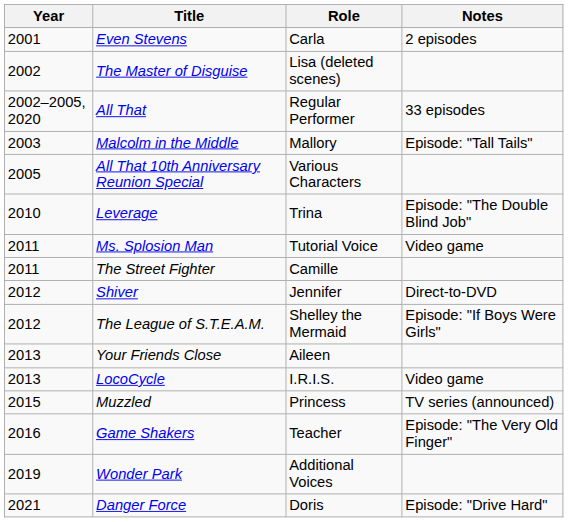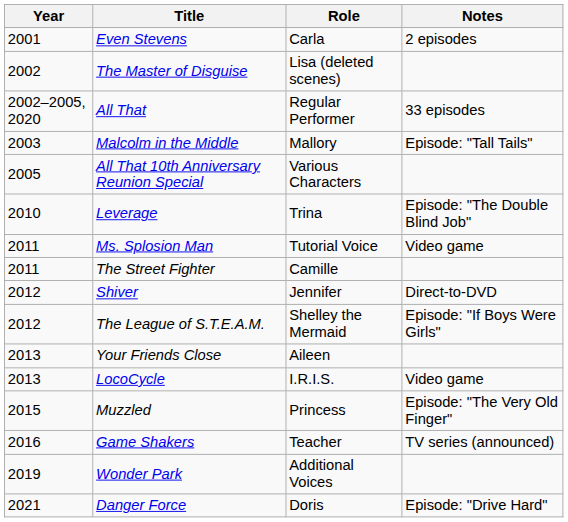(480, 402) TV series (announced) -> (482, 410) Episode: "The Very Old Finger"
(482, 434) Episode: "The Very Old Finger" -> (480, 442) TV series (announced)
